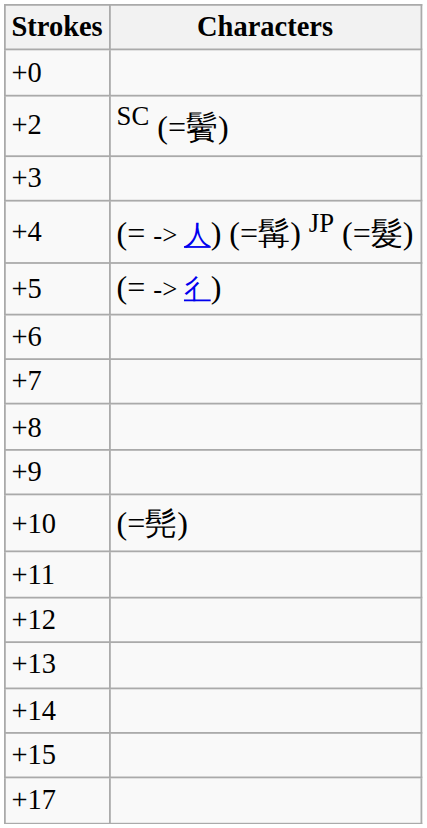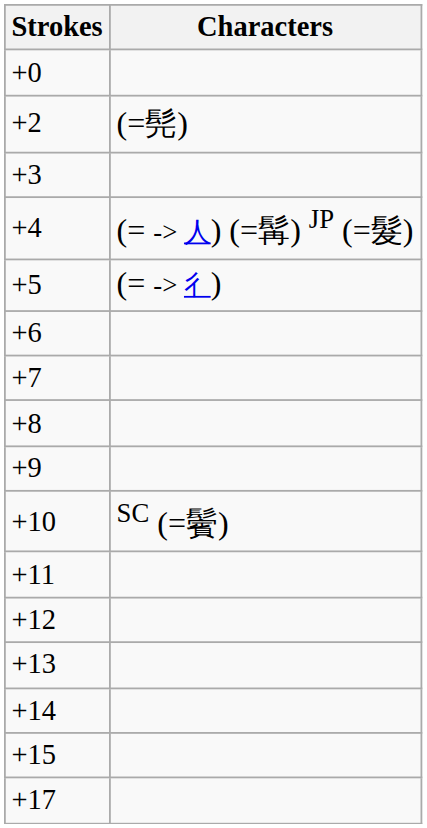(173, 124) SC (=鬢) -> (152, 124) (=髡)
(152, 523) (=髡) -> (173, 520) SC (=鬢)
